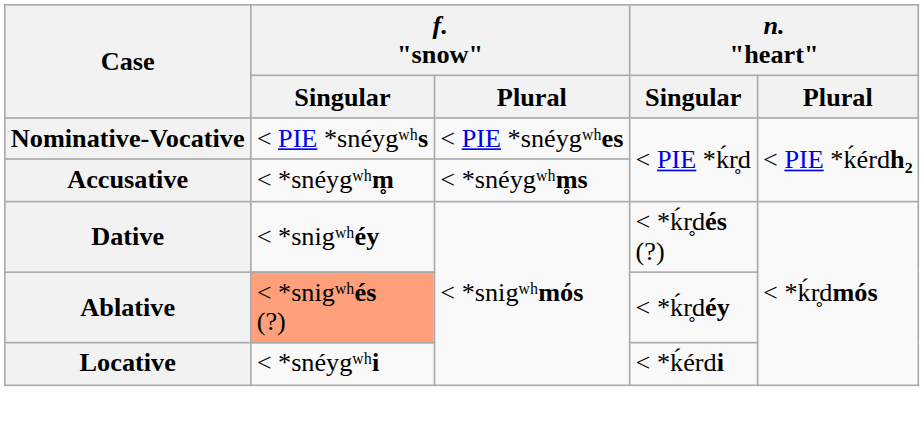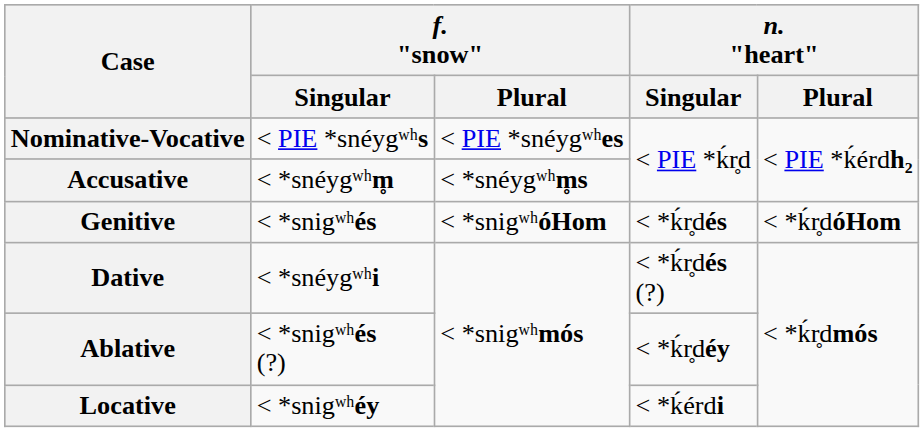+ row: (128, 221)
(318, 236) < *snigʷʰéy -> (318, 277) < *snéygʷʰi
(317, 307) lightsalmon background -> (317, 348) no background
(318, 363) < *snéygʷʰi -> (318, 405) < *snigʷʰéy
